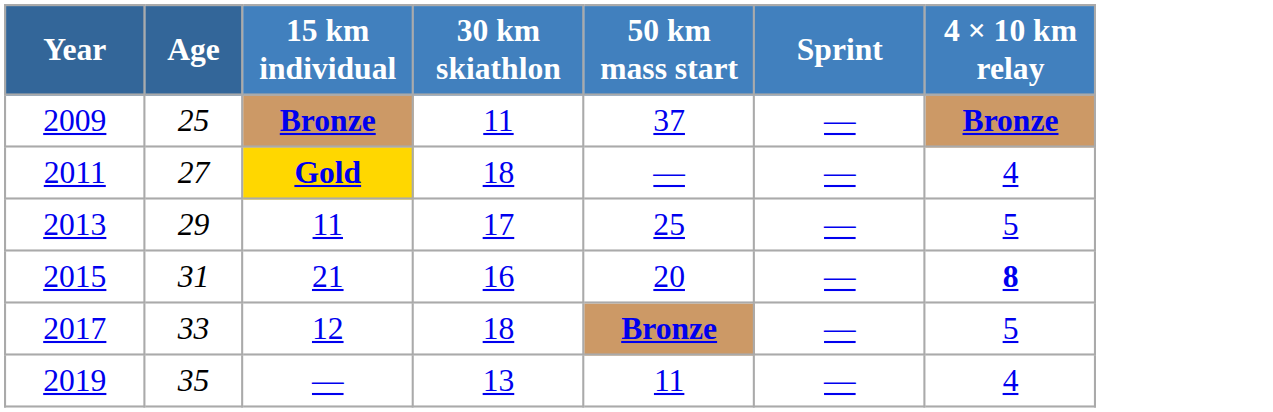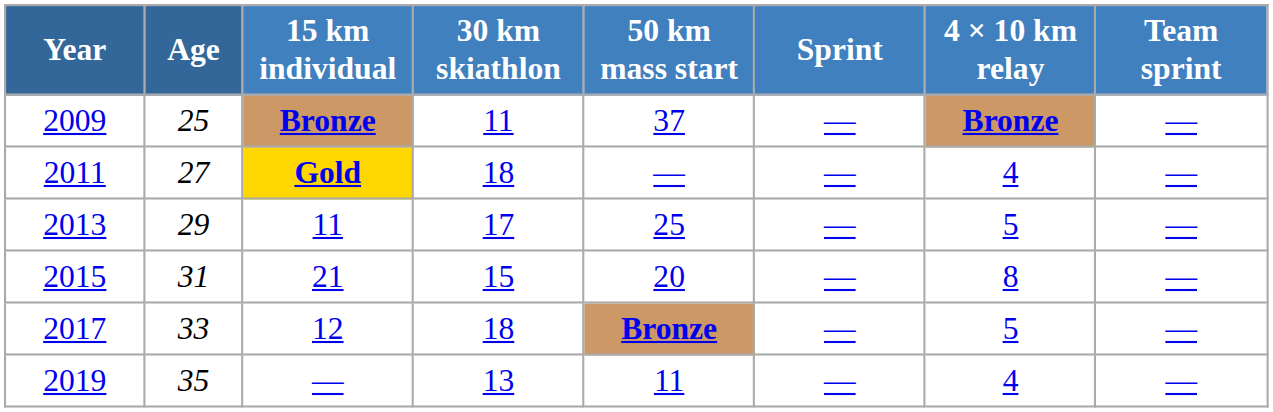+ column: (1181, 49)
(498, 276) 16 -> (498, 276) 15
(1011, 276) bold -> (1011, 276) normal
